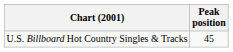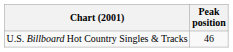(209, 39) 45 -> (209, 39) 46
